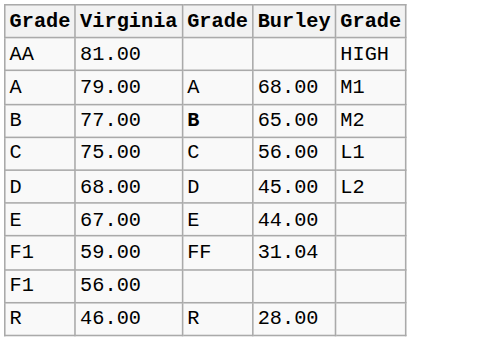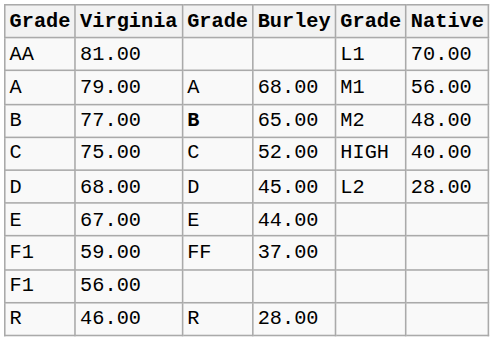+ column: (447, 21)
(365, 54) HIGH -> (353, 54) L1
(288, 154) 56.00 -> (288, 154) 52.00
(353, 154) L1 -> (365, 154) HIGH
(288, 253) 31.04 -> (288, 253) 37.00
